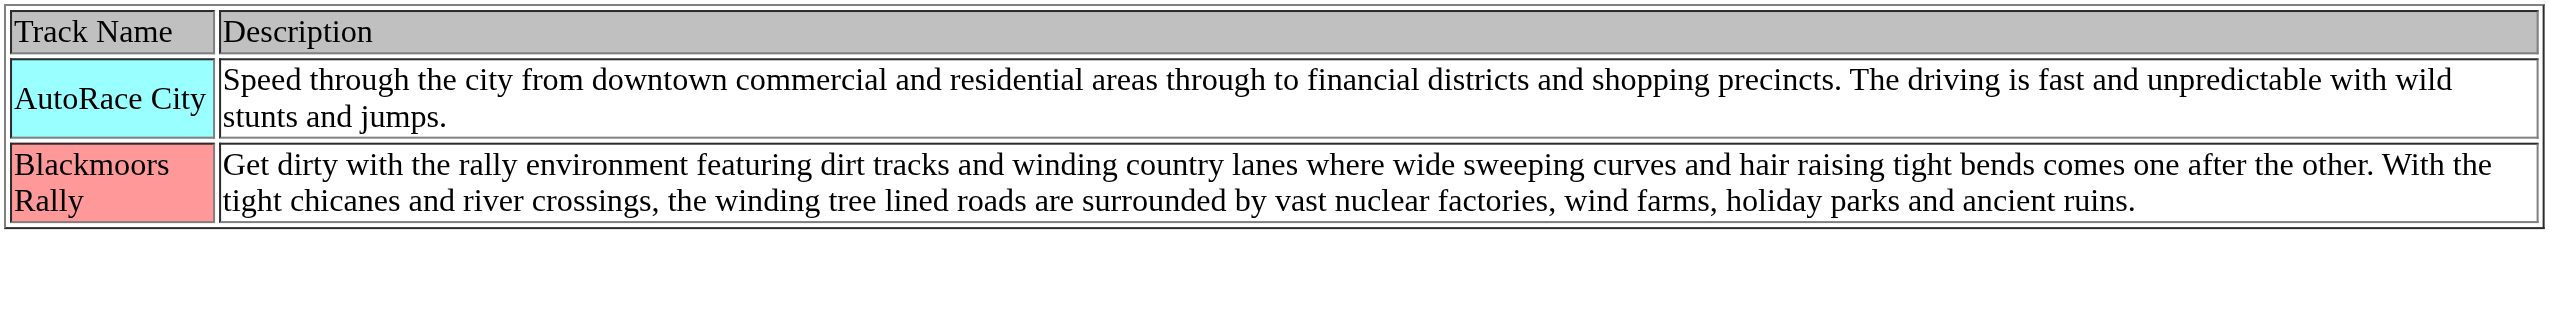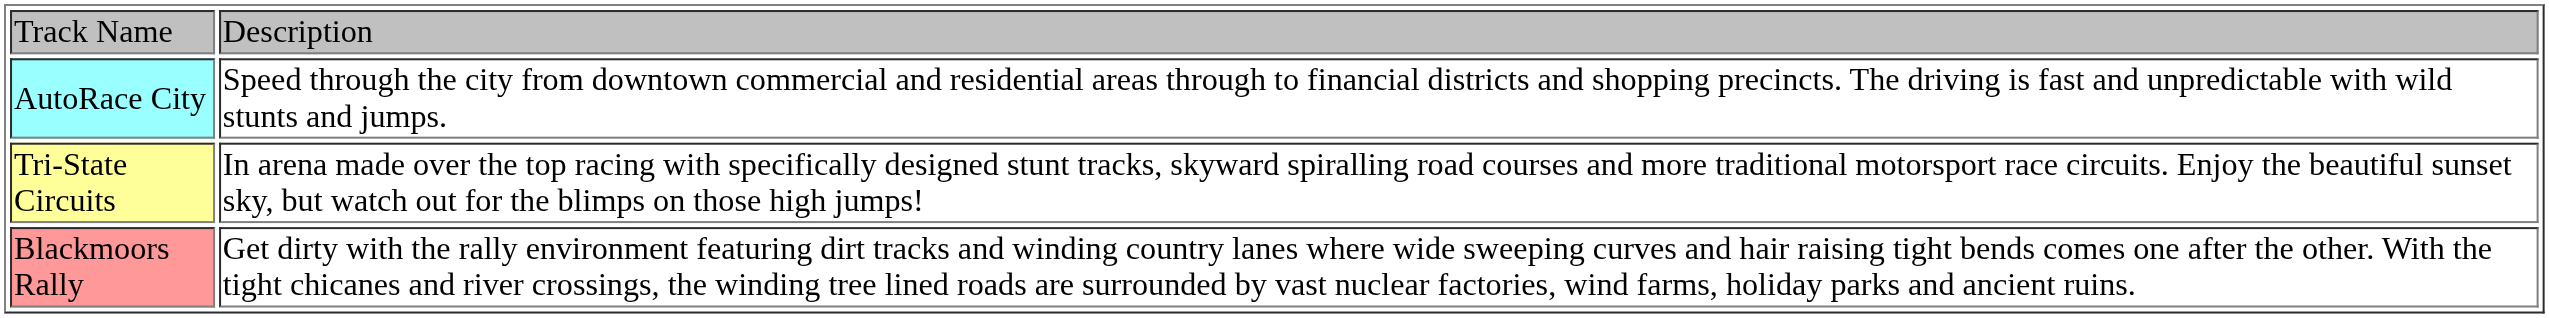+ row: (71, 182)
